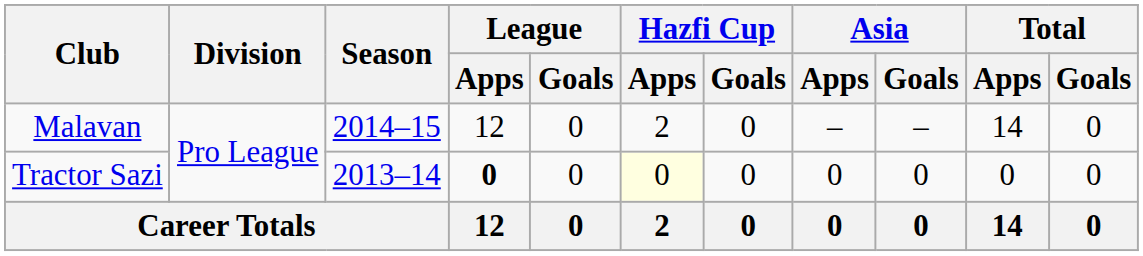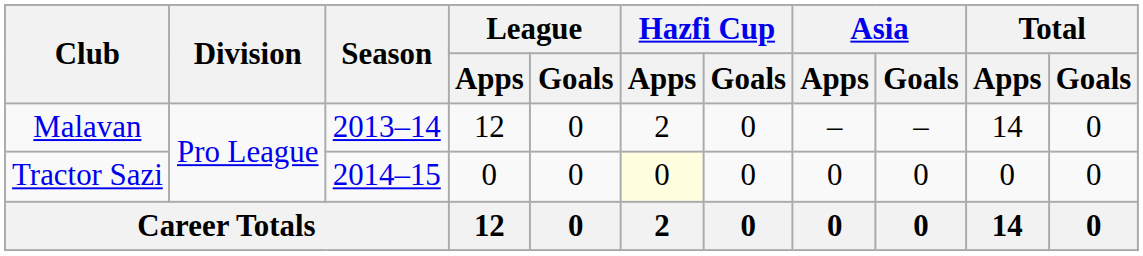(387, 126) 2014–15 -> (387, 126) 2013–14
(387, 175) 2013–14 -> (387, 175) 2014–15
(489, 175) bold -> (489, 175) normal
